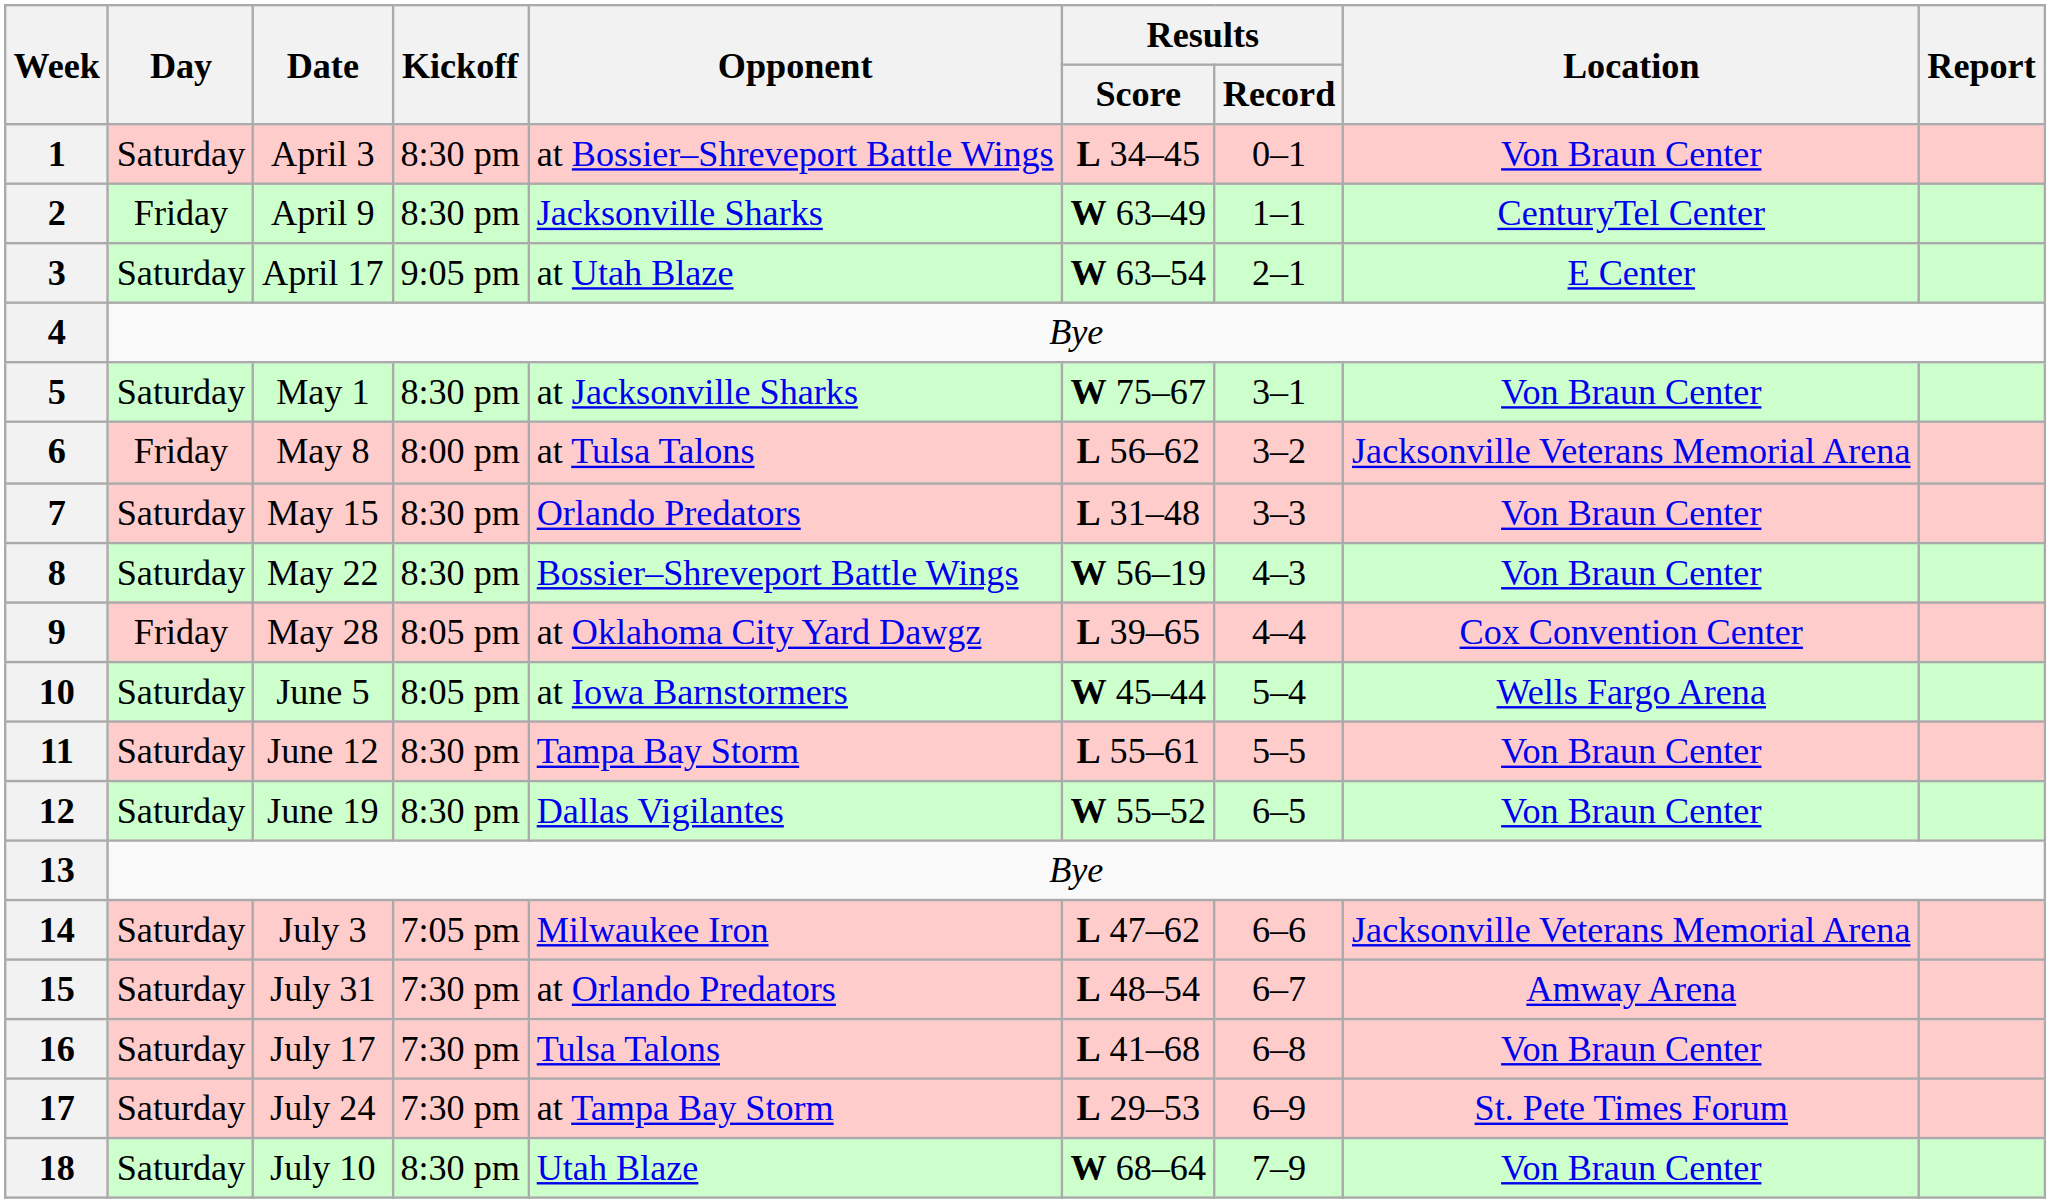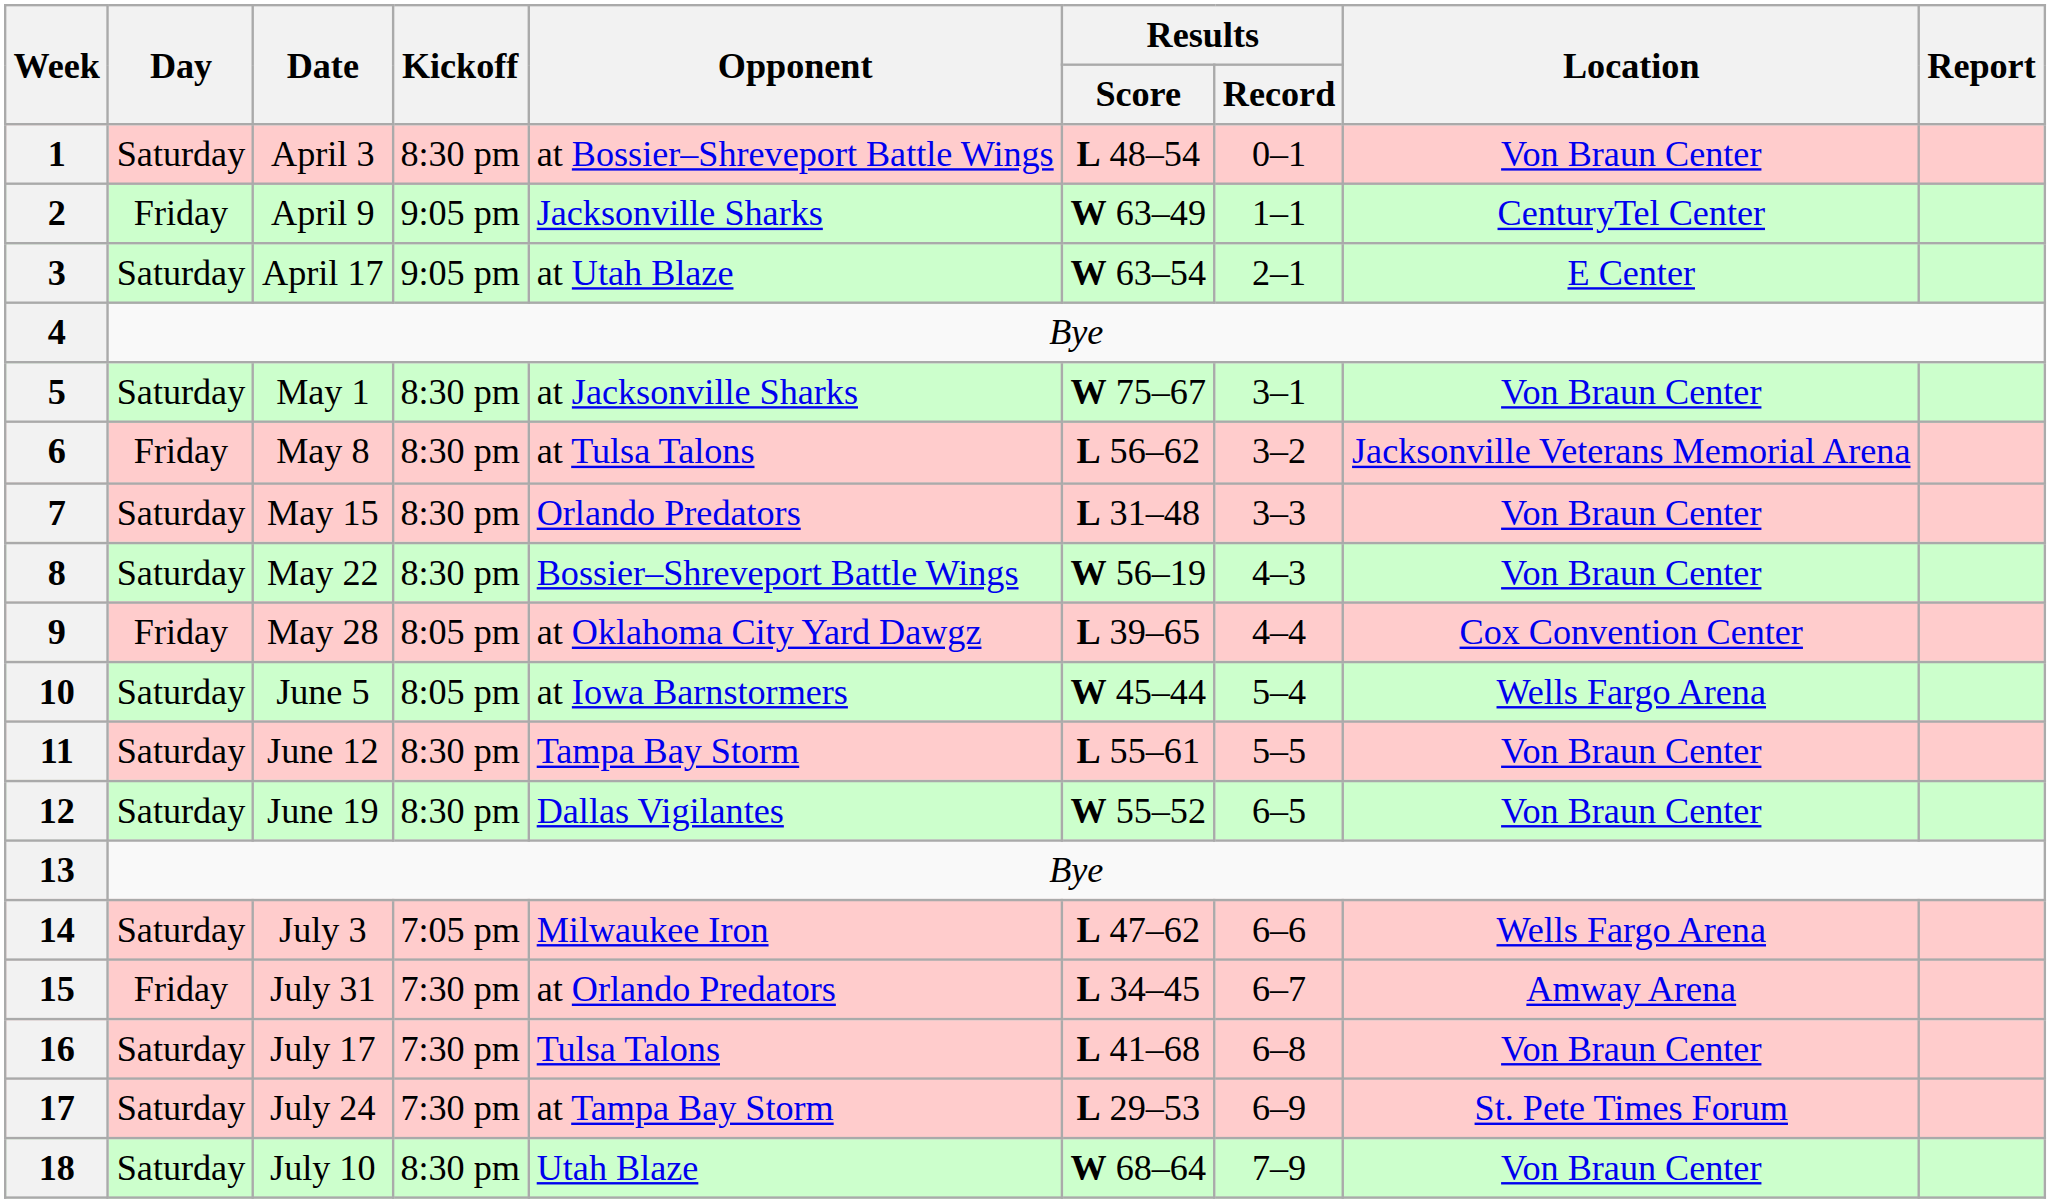(1138, 153) L 34–45 -> (1138, 153) L 48–54
(460, 213) 8:30 pm -> (460, 213) 9:05 pm
(460, 452) 8:00 pm -> (460, 452) 8:30 pm
(1631, 929) Jacksonville Veterans Memorial Arena -> (1631, 929) Wells Fargo Arena
(181, 988) Saturday -> (181, 988) Friday
(1138, 988) L 48–54 -> (1138, 988) L 34–45
